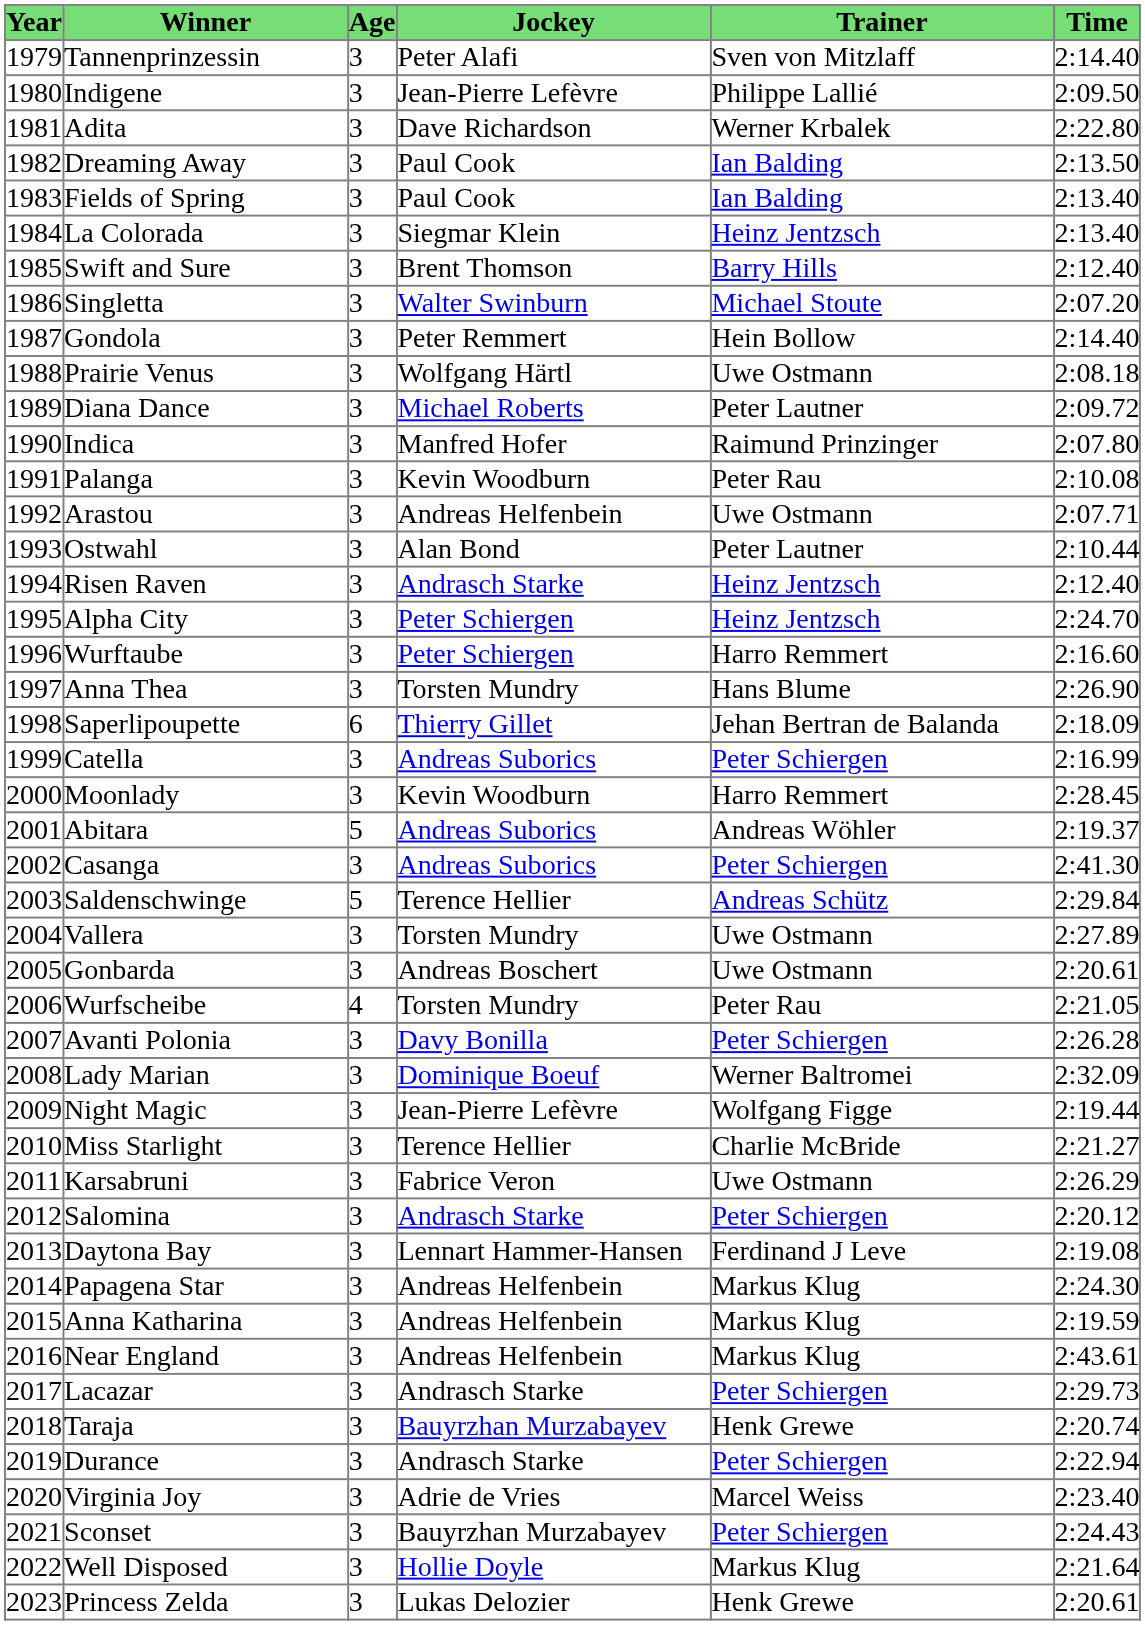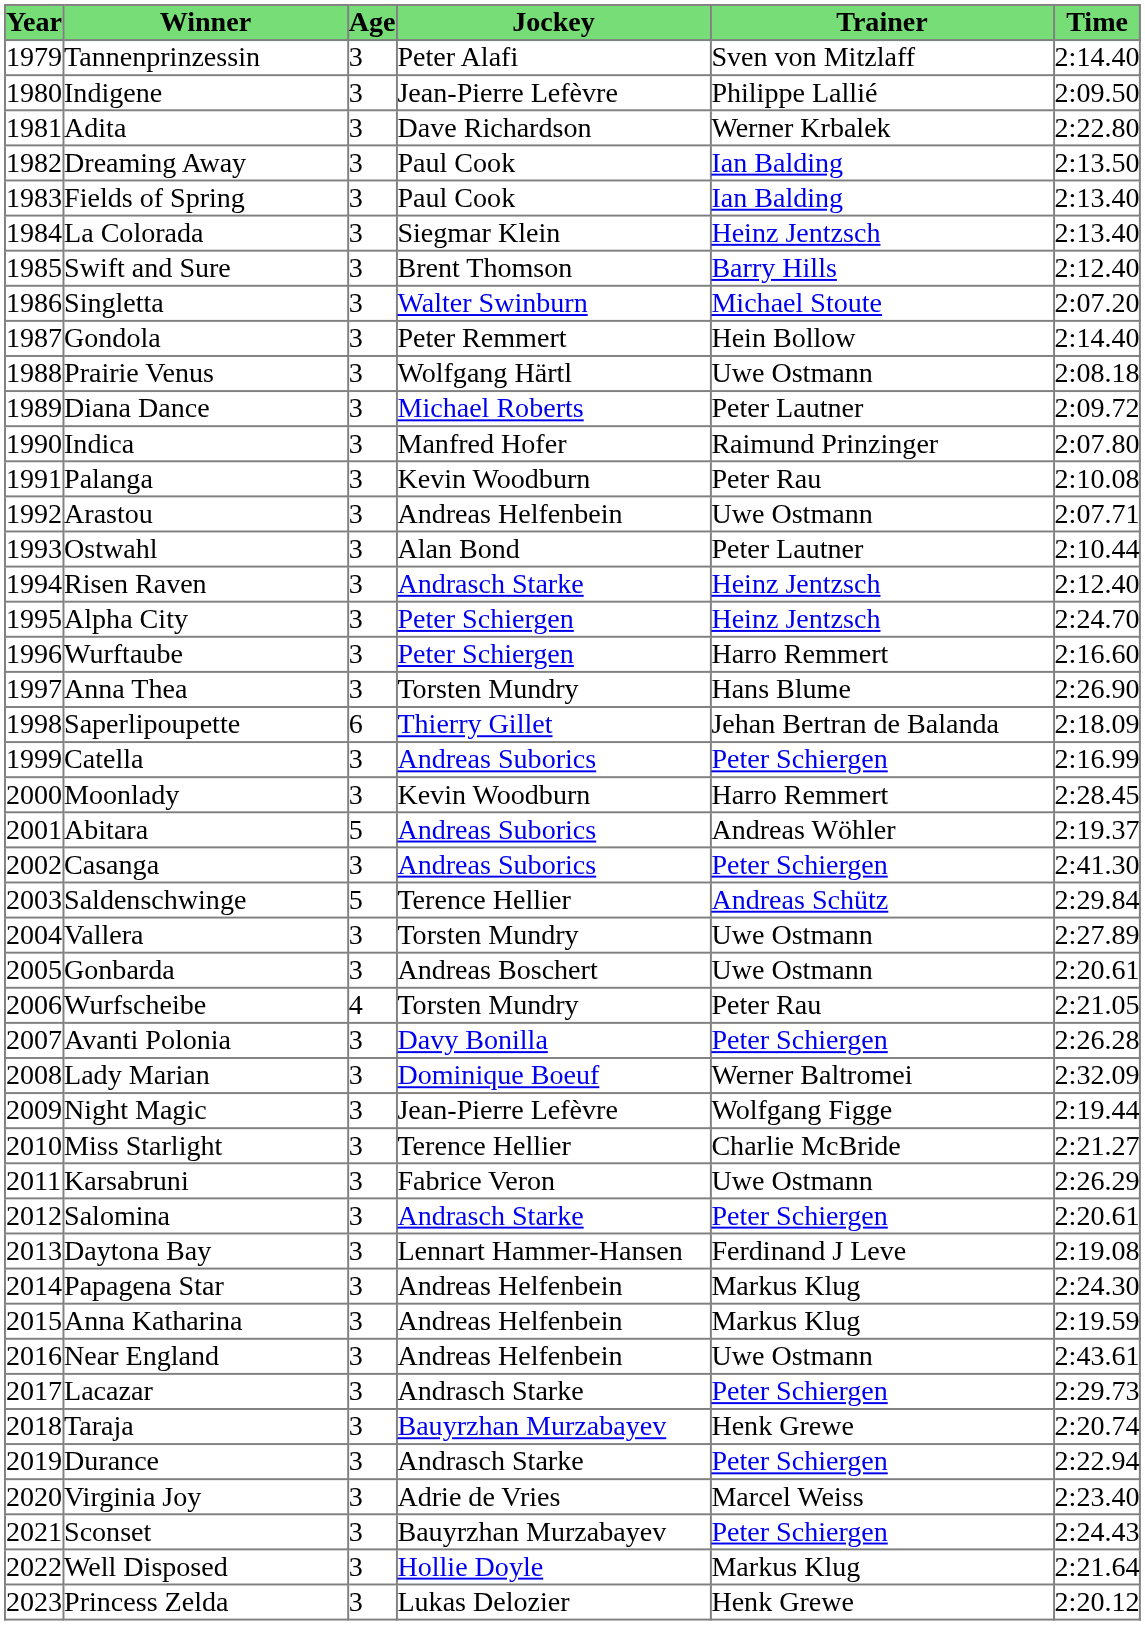(1097, 1215) 2:20.12 -> (1097, 1215) 2:20.61
(786, 1355) Markus Klug -> (792, 1355) Uwe Ostmann
(1097, 1601) 2:20.61 -> (1097, 1601) 2:20.12
